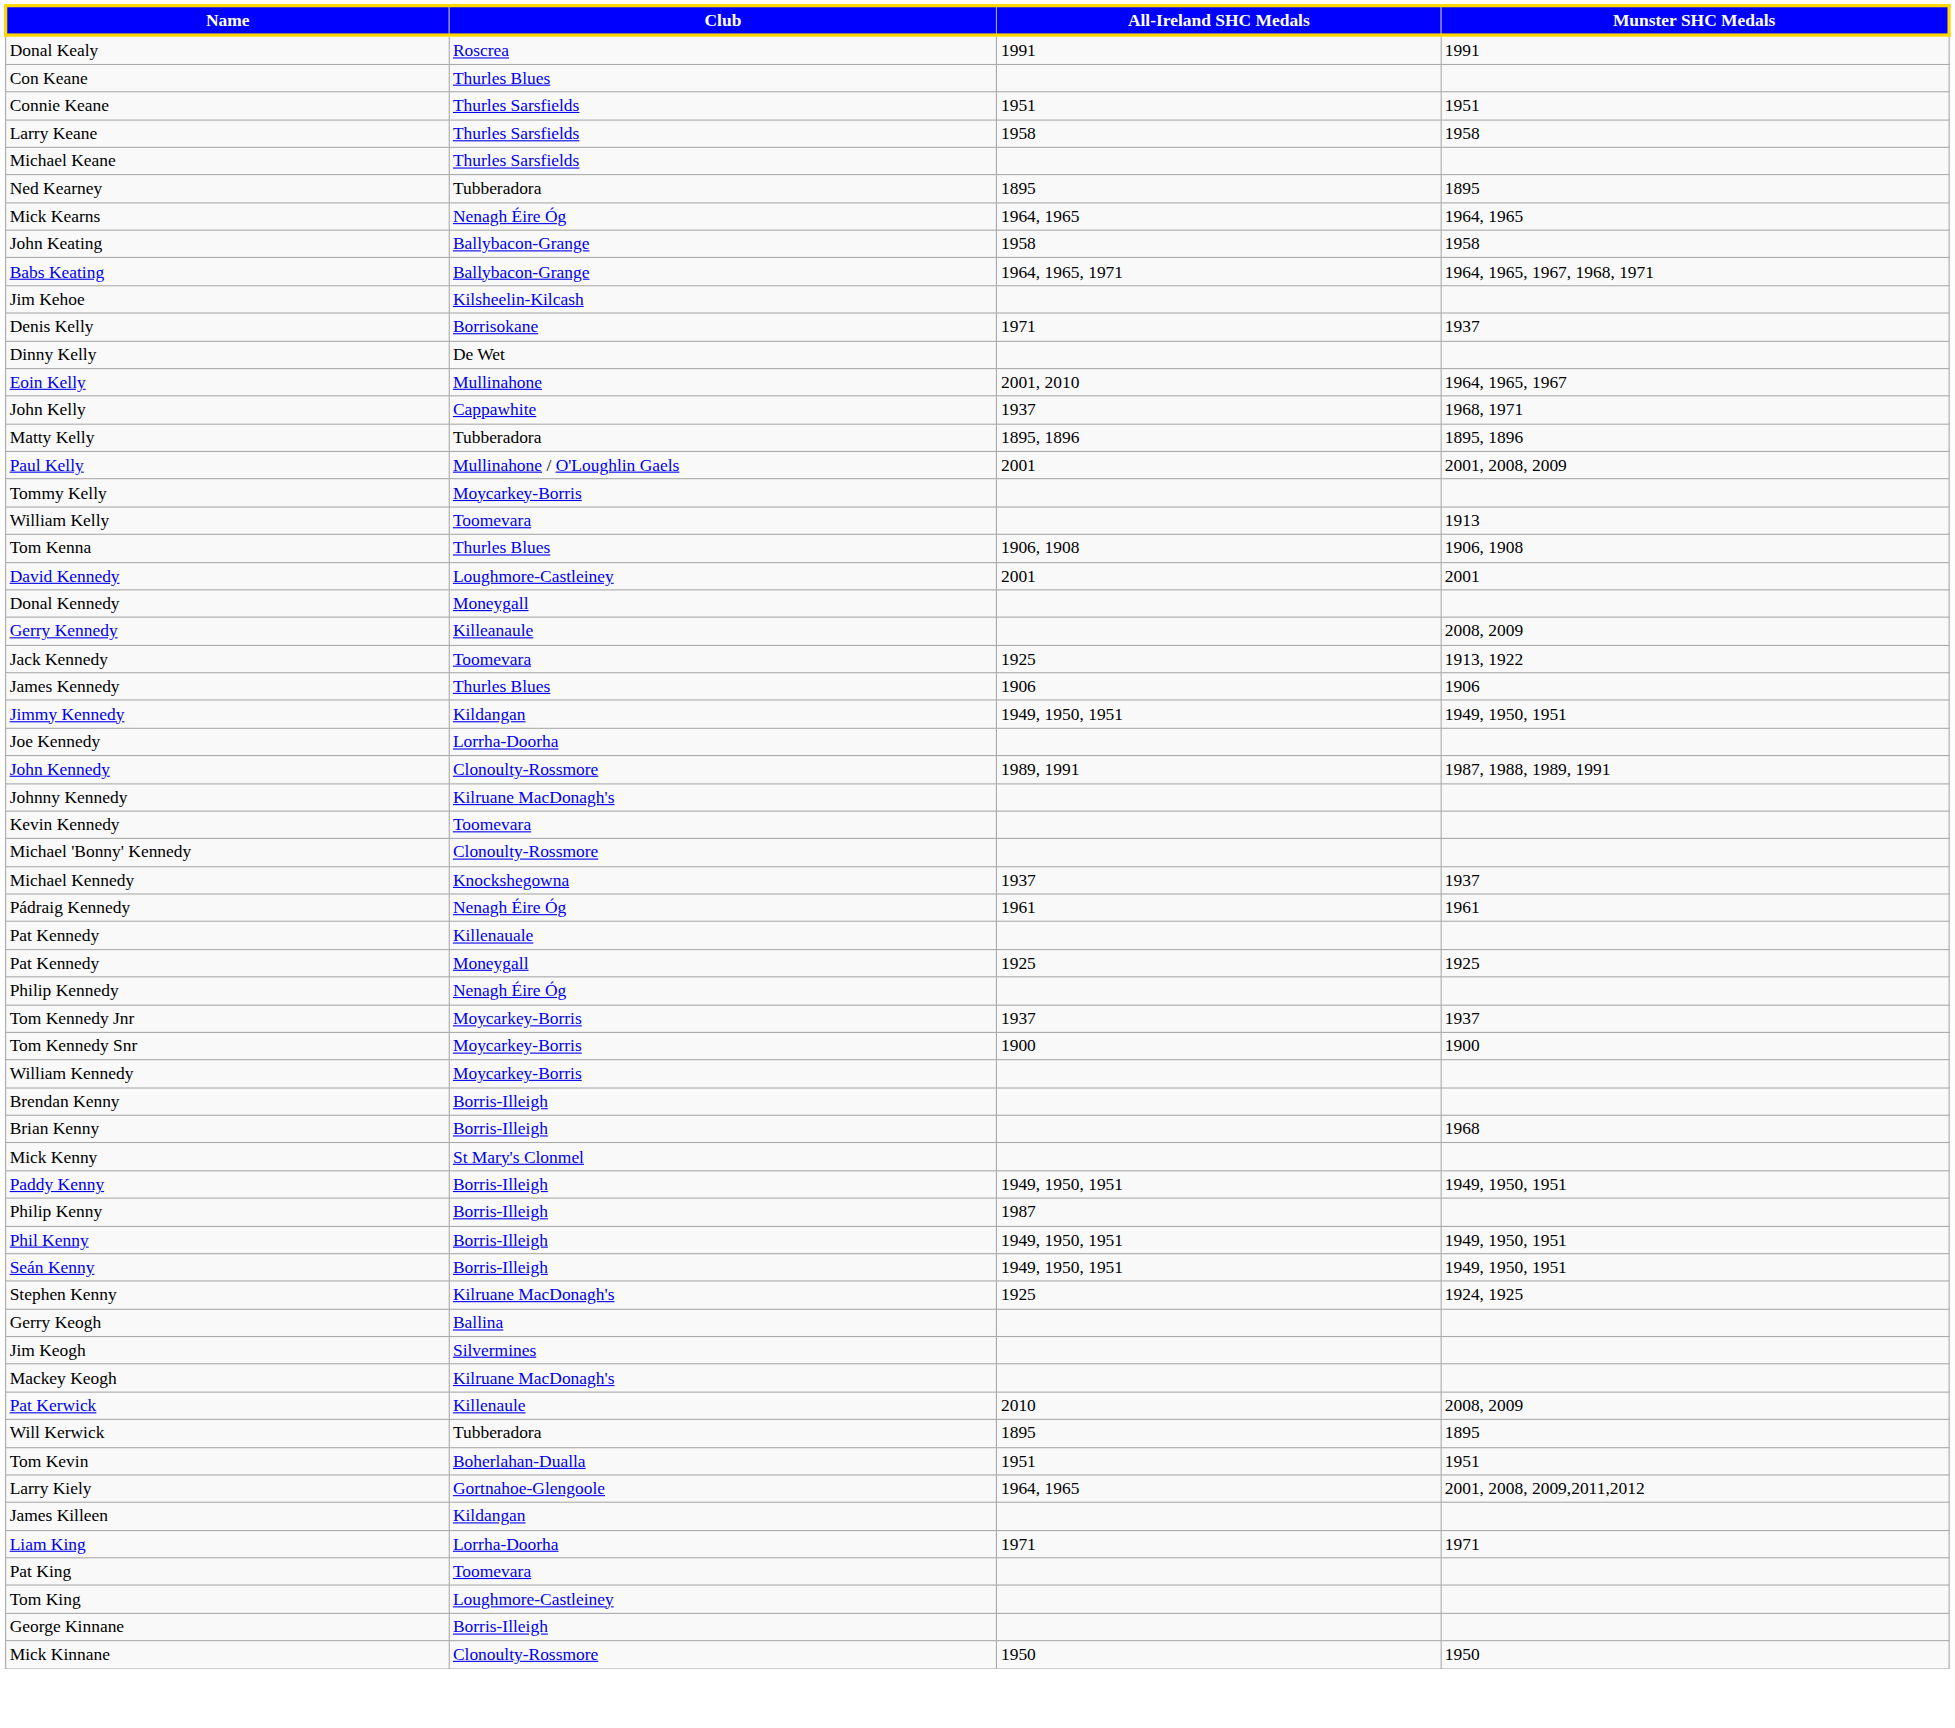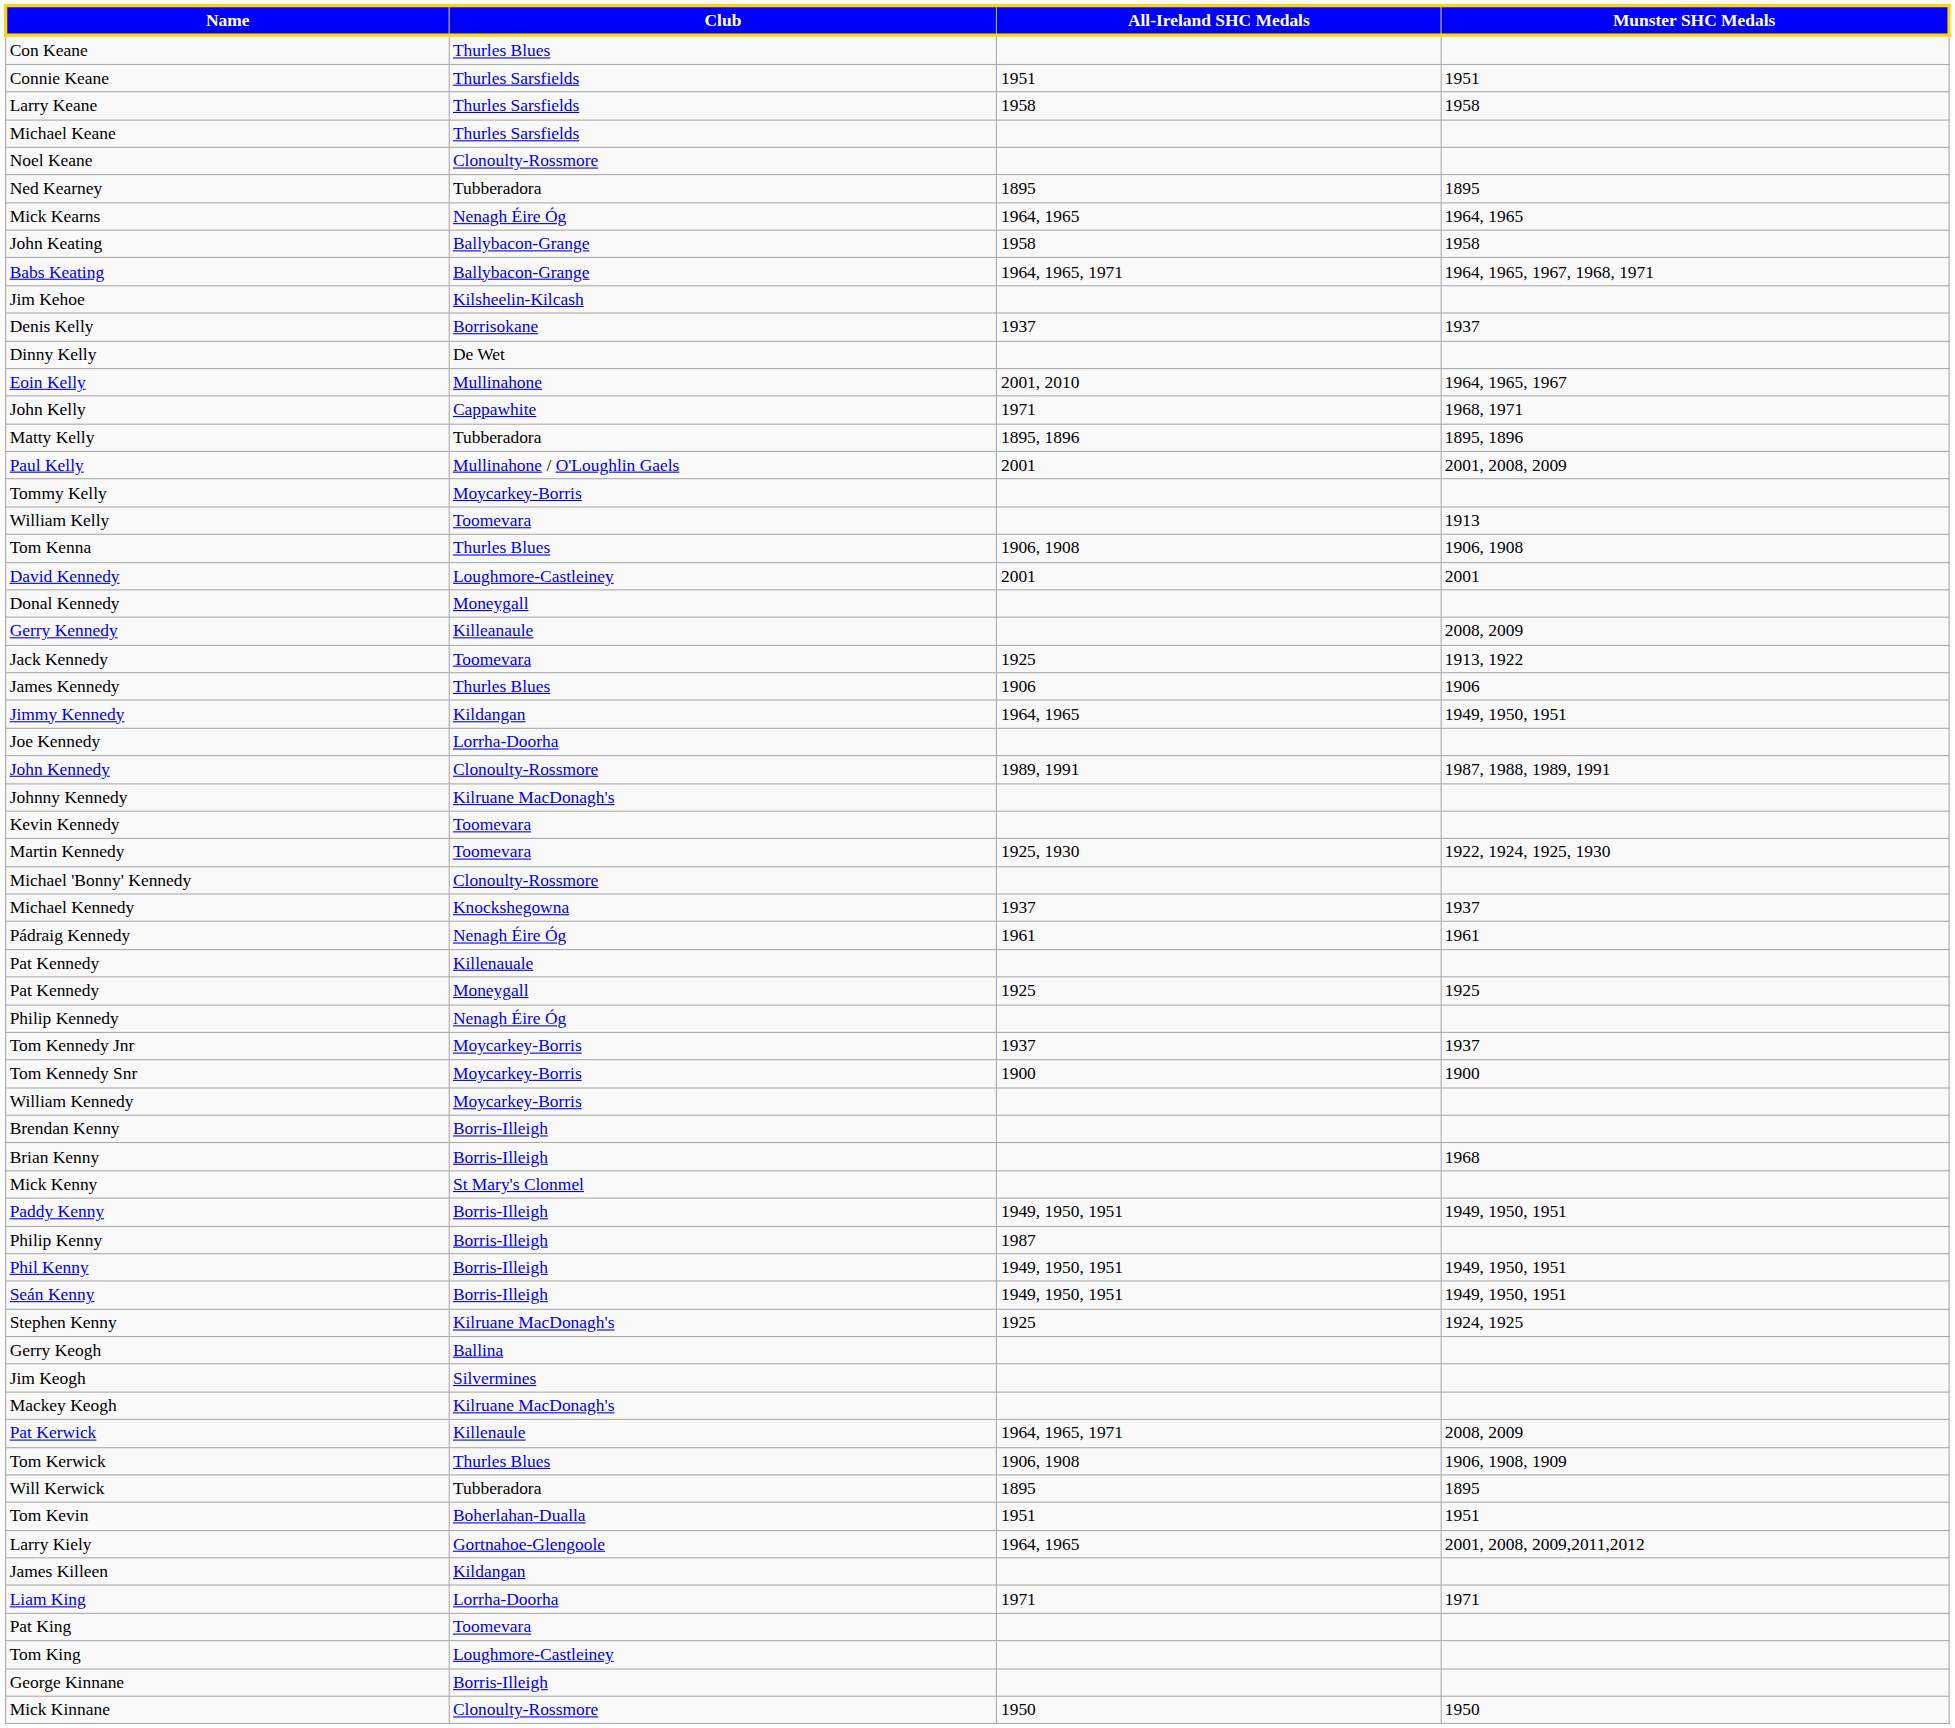- row: (54, 50)
+ row: (51, 160)
(1018, 326) 1971 -> (1018, 326) 1937
(1018, 409) 1937 -> (1018, 409) 1971
(1062, 714) 1949, 1950, 1951 -> (1040, 714) 1964, 1965
+ row: (67, 852)
(1018, 1405) 2010 -> (1062, 1433) 1964, 1965, 1971
+ row: (58, 1460)
